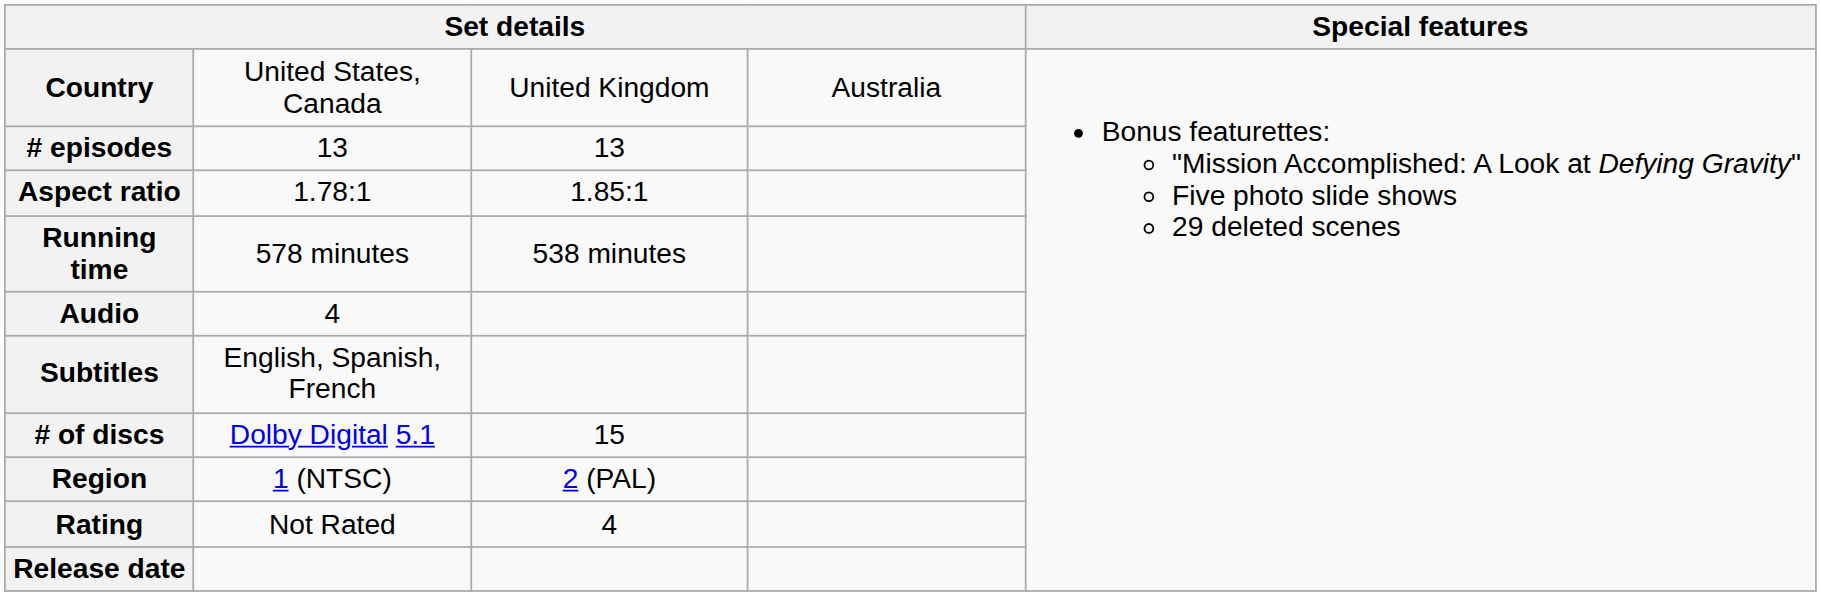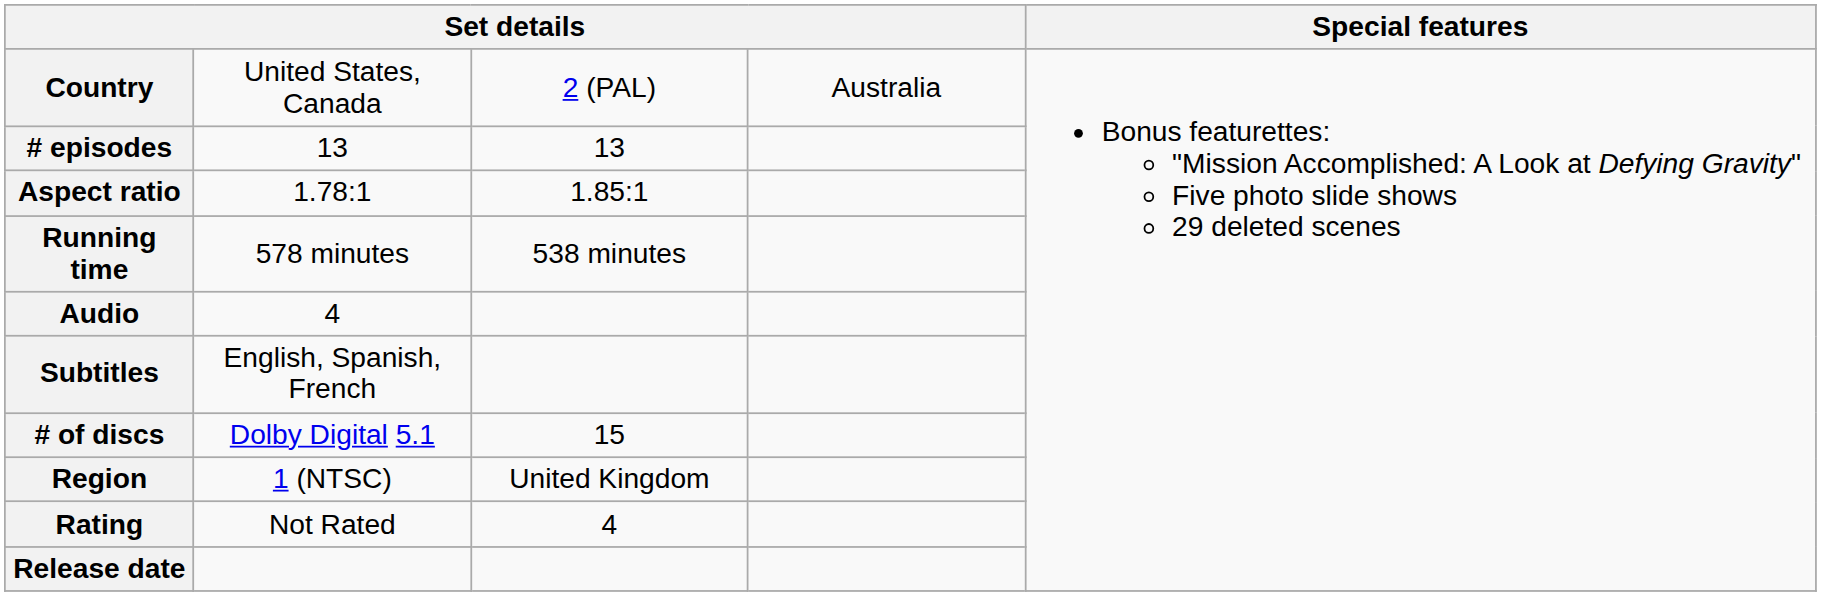(609, 87) United Kingdom -> (609, 87) 2 (PAL)
(609, 479) 2 (PAL) -> (609, 479) United Kingdom
